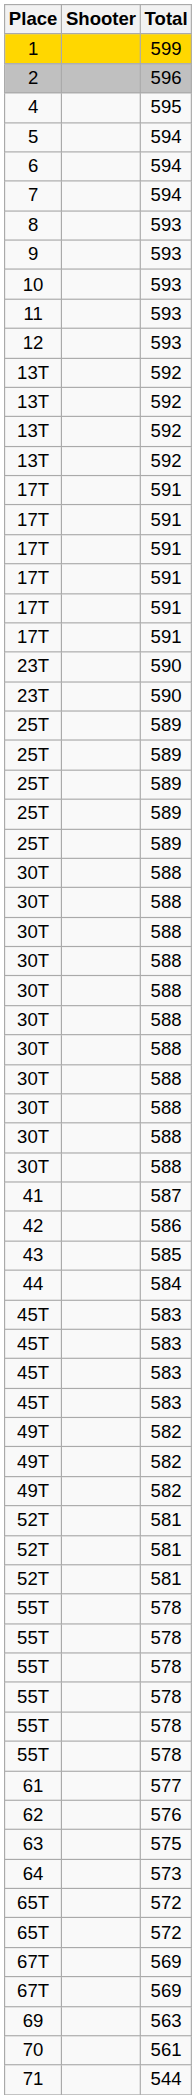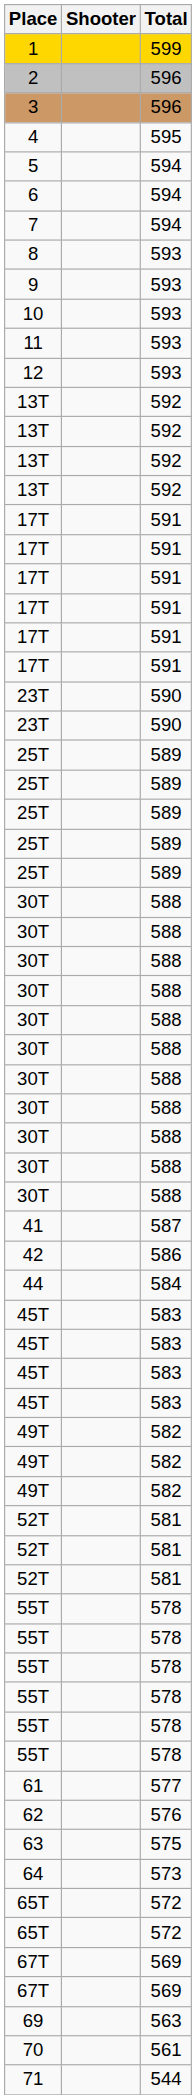+ row: (33, 107)
- row: (33, 1255)
